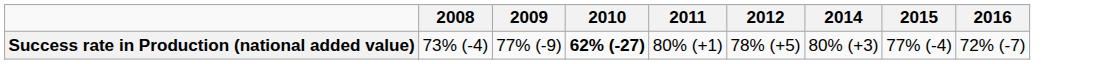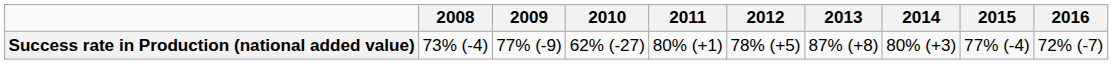+ column: (843, 18)
(607, 45) bold -> (607, 45) normal
